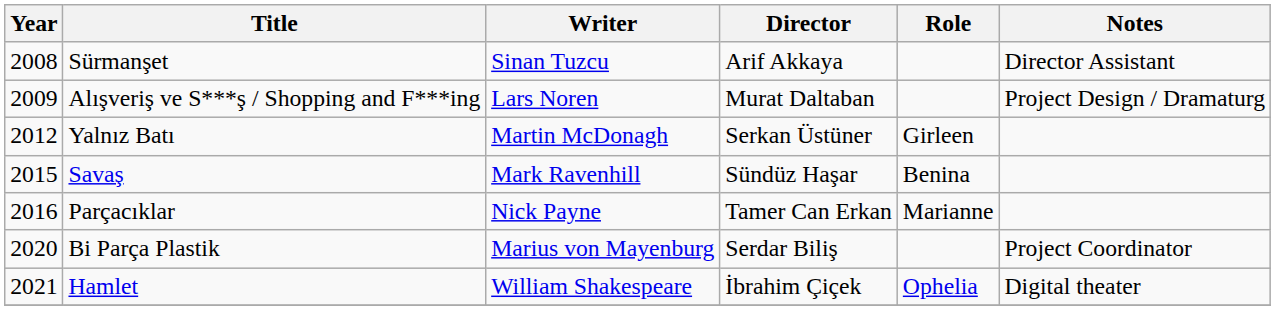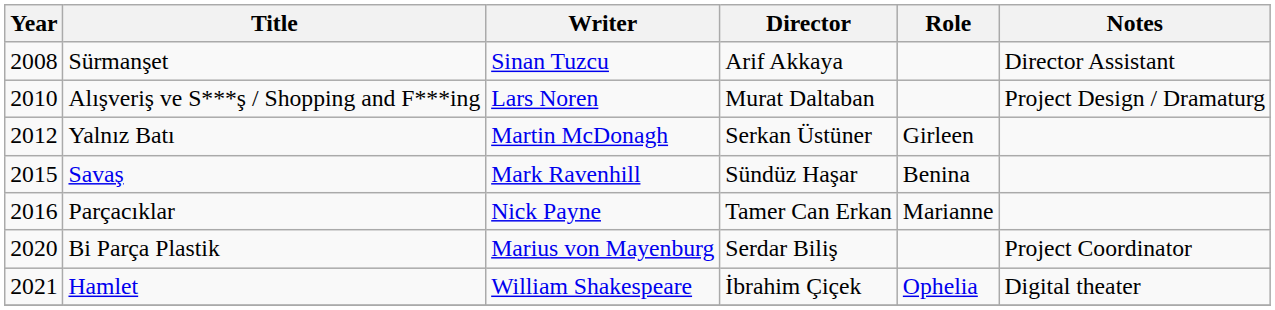(34, 98) 2009 -> (34, 98) 2010
